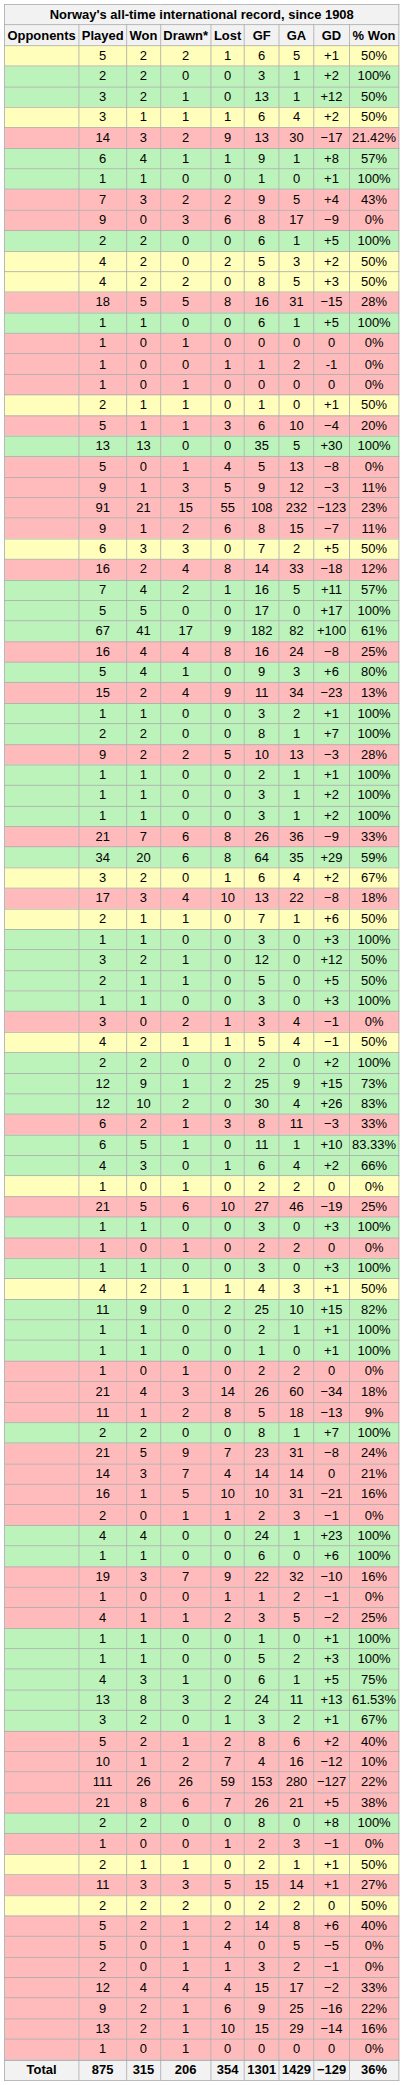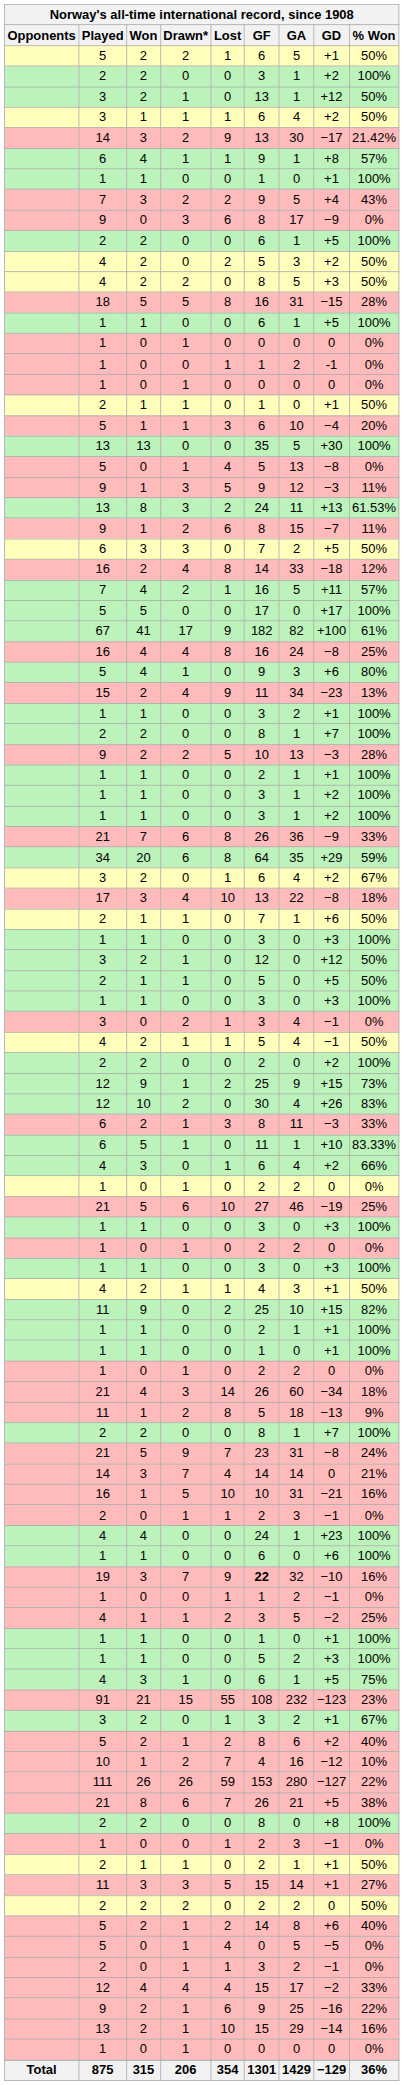rows swapped: (103, 508) <-> (103, 1700)
(262, 1576) normal -> (262, 1576) bold
